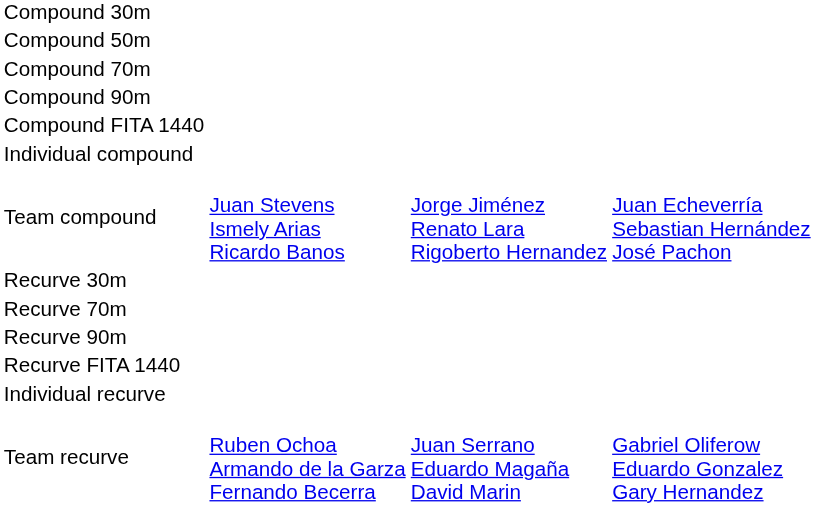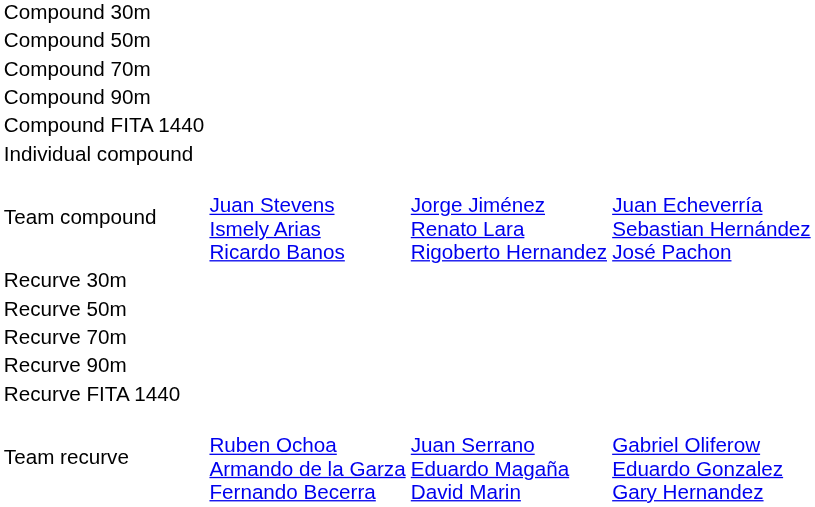+ row: (65, 309)
- row: (85, 394)
